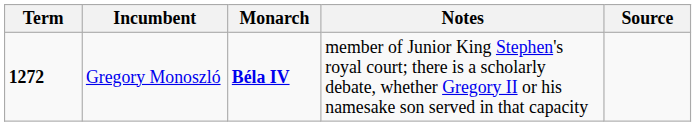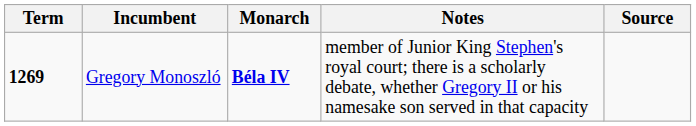(26, 76) 1272 -> (26, 76) 1269
